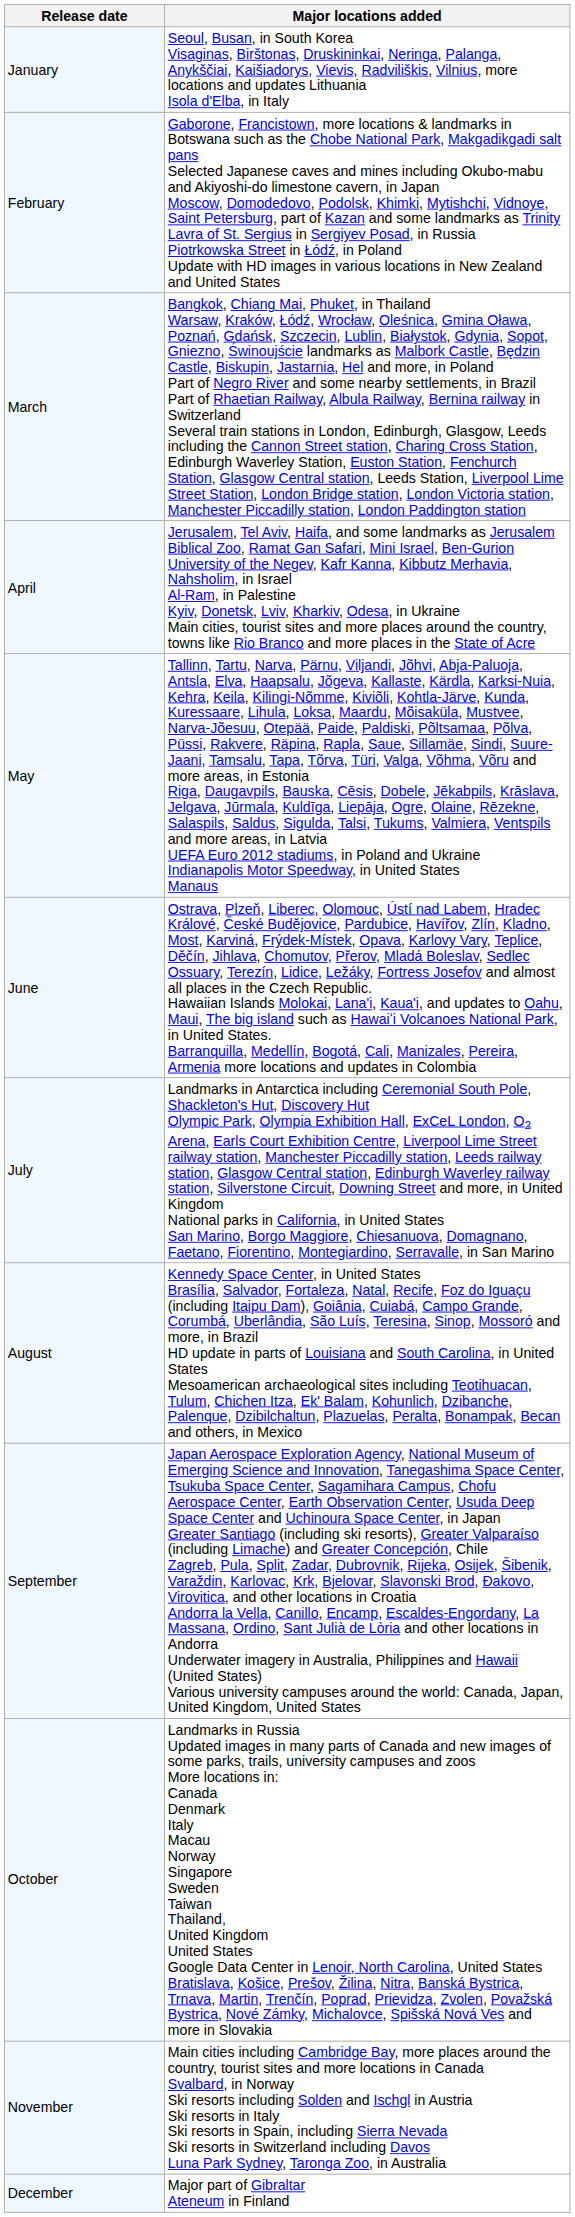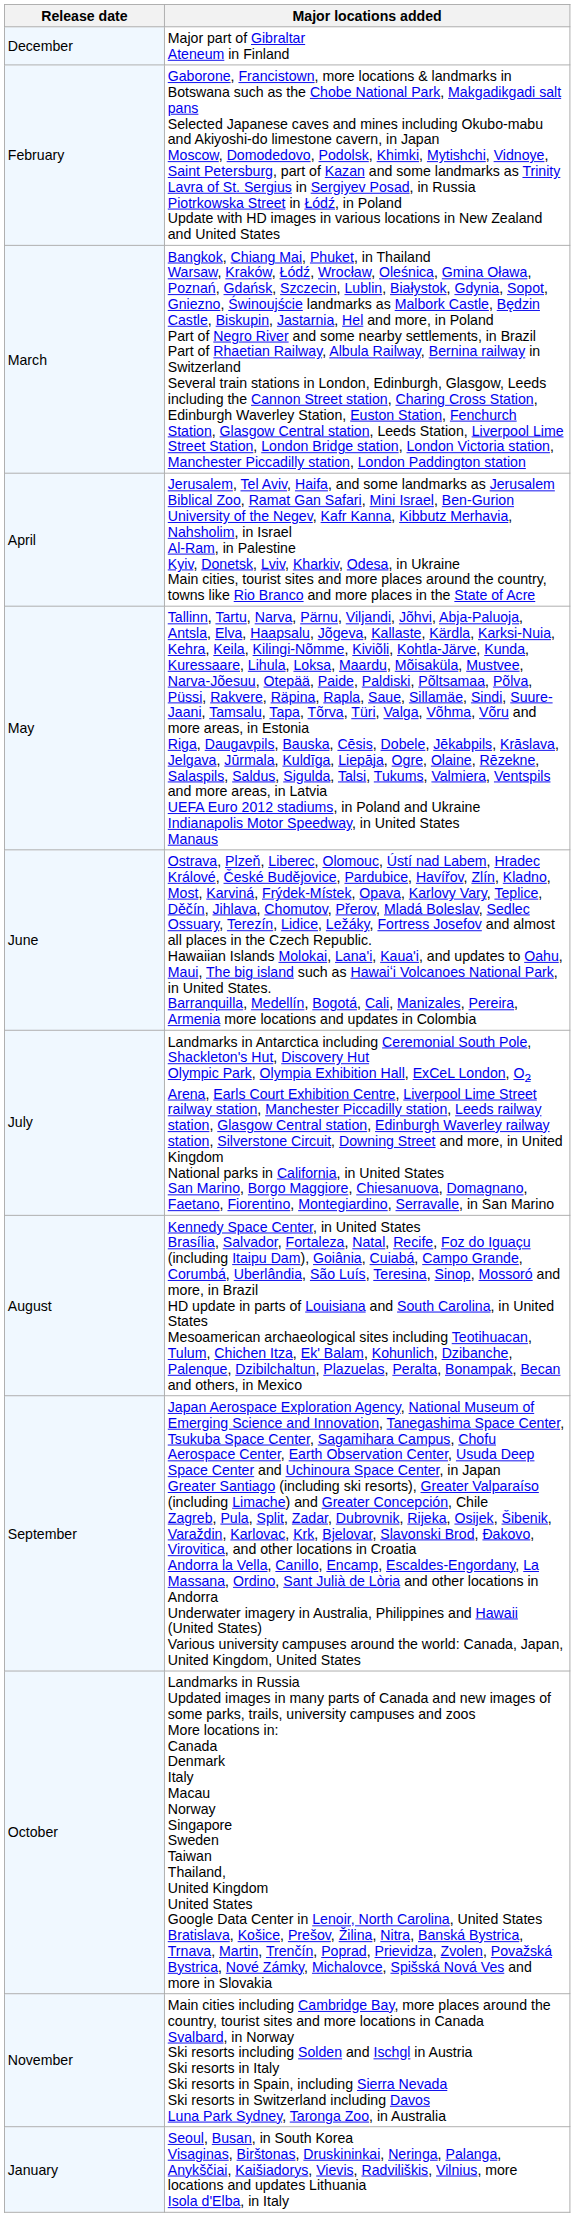rows swapped: (33, 70) <-> (40, 2193)
